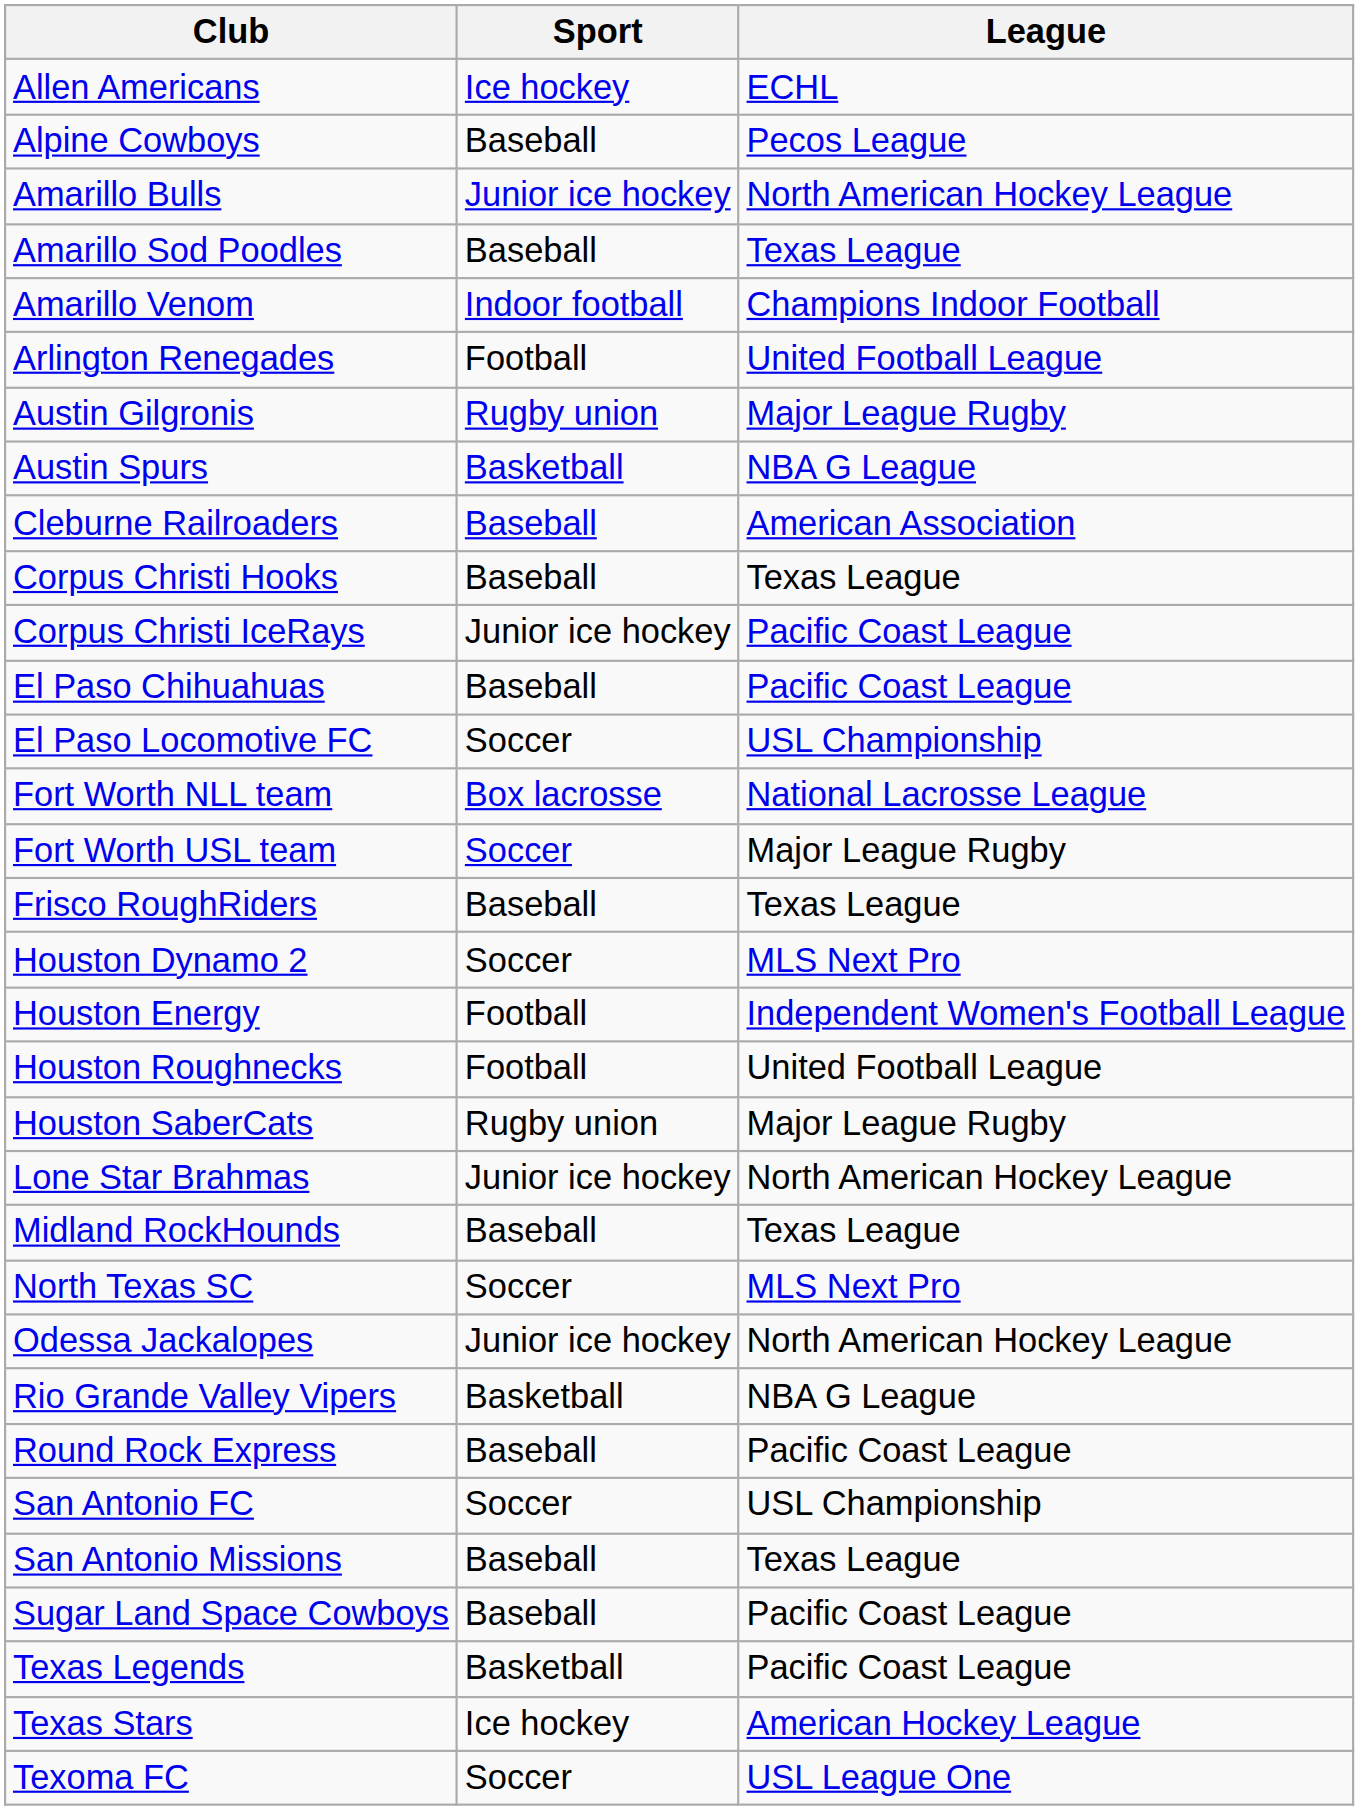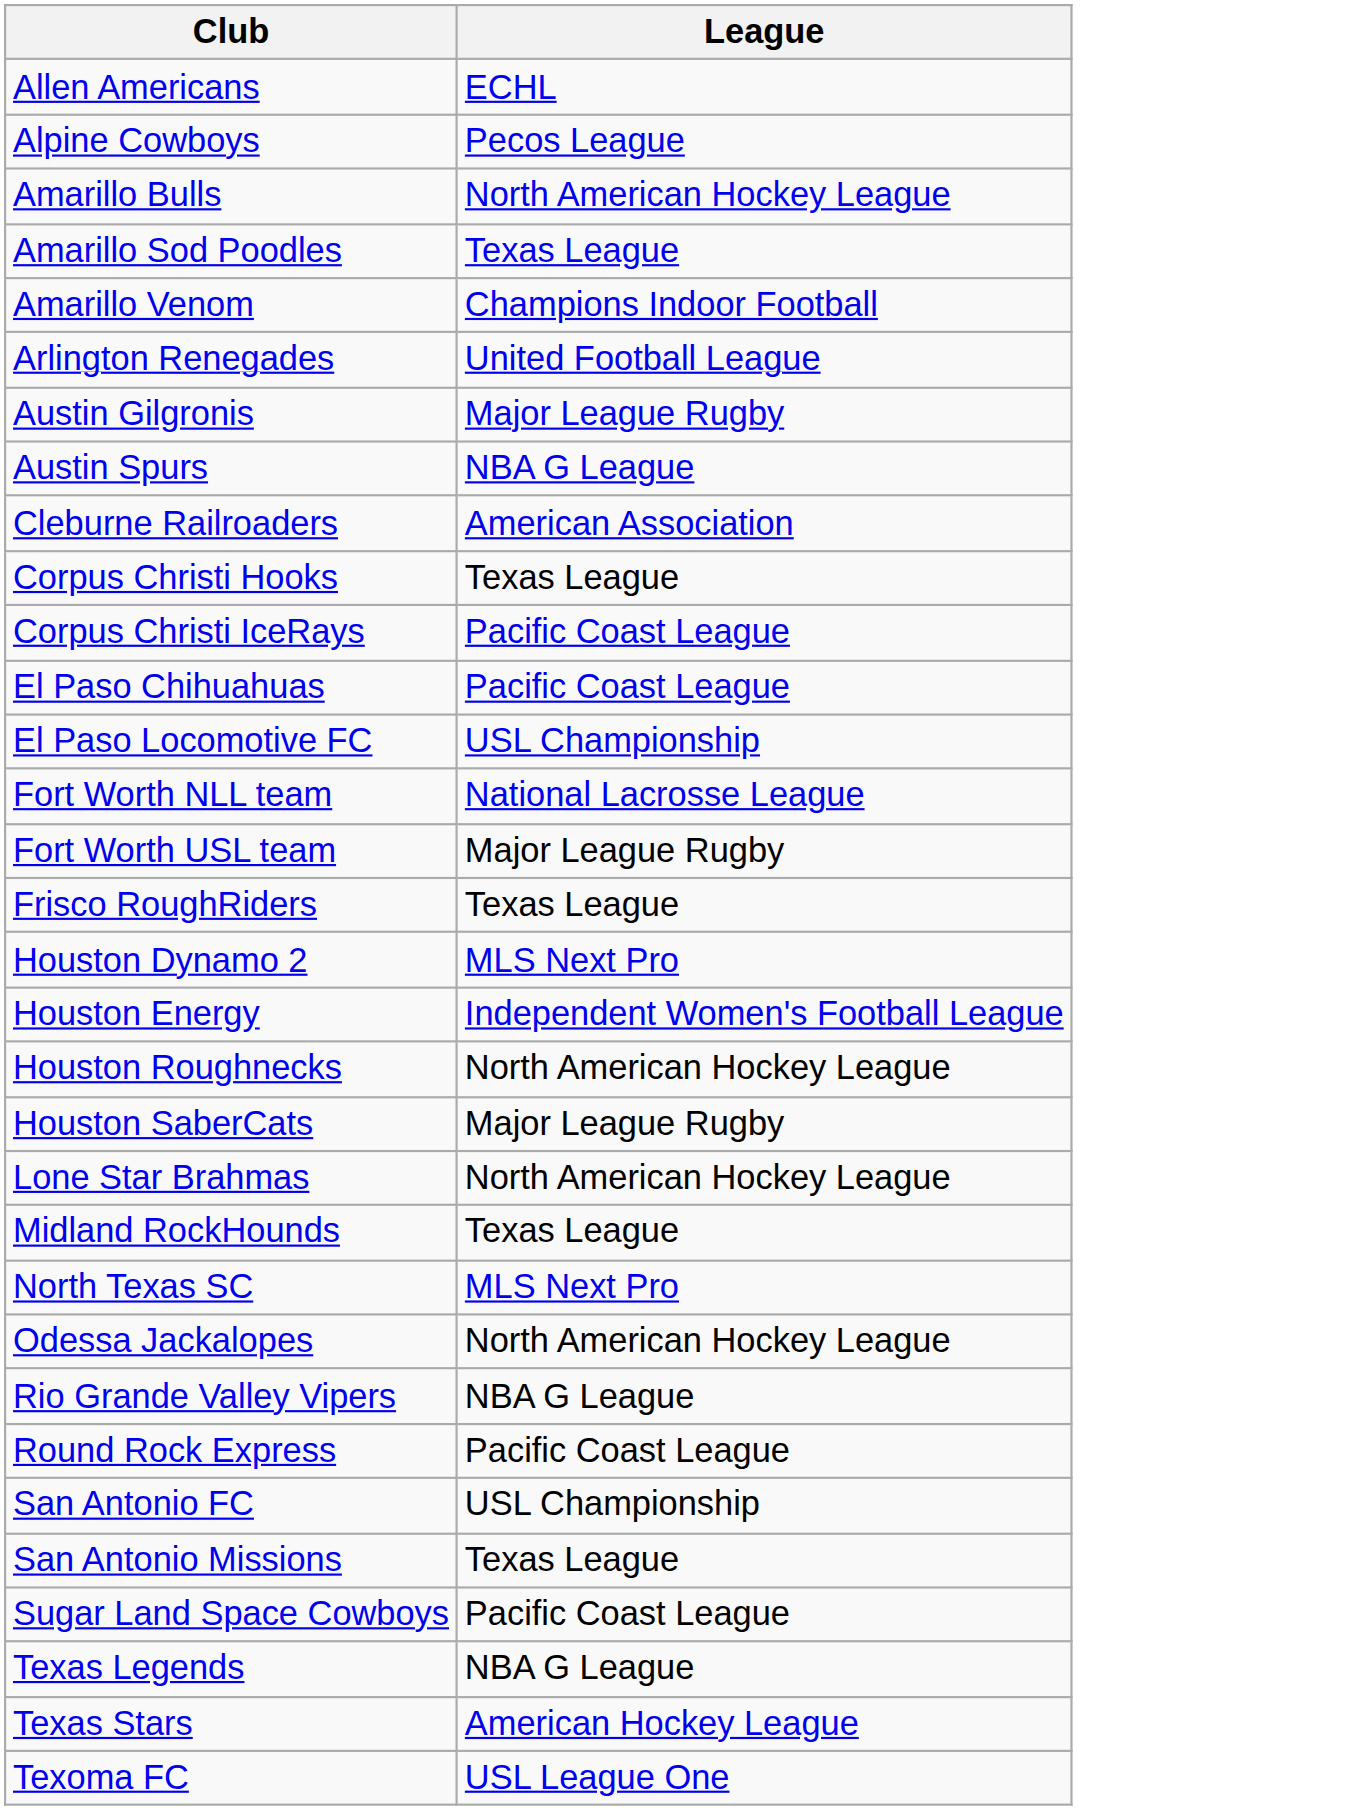- column: (598, 31)
(924, 1068) United Football League -> (708, 1068) North American Hockey League
(909, 1668) Pacific Coast League -> (580, 1668) NBA G League
